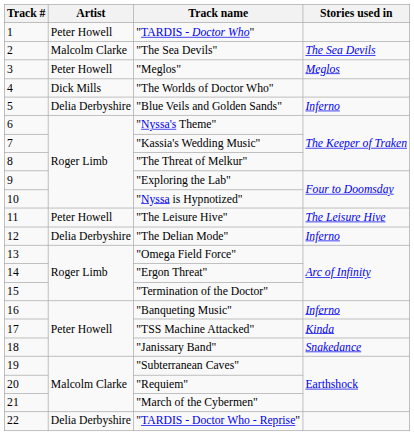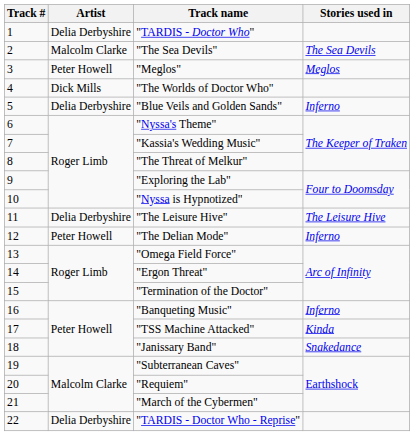(81, 32) Peter Howell -> (91, 32) Delia Derbyshire
(81, 217) Peter Howell -> (91, 217) Delia Derbyshire
(91, 236) Delia Derbyshire -> (81, 236) Peter Howell
